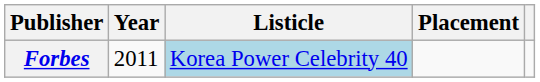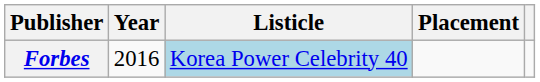(136, 58) 2011 -> (137, 58) 2016
